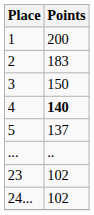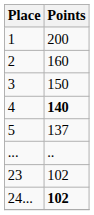(58, 61) 183 -> (58, 61) 160
(58, 198) normal -> (58, 198) bold
